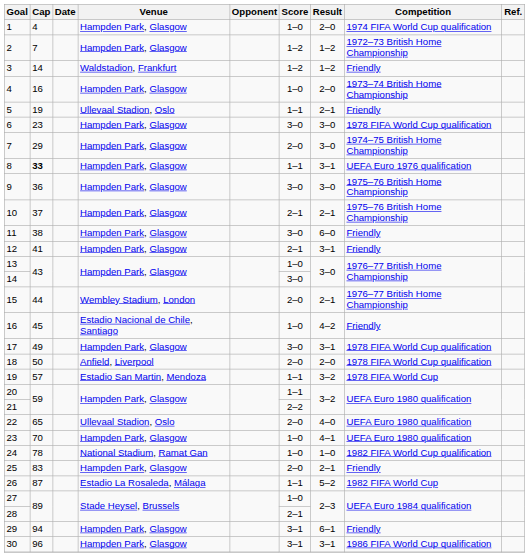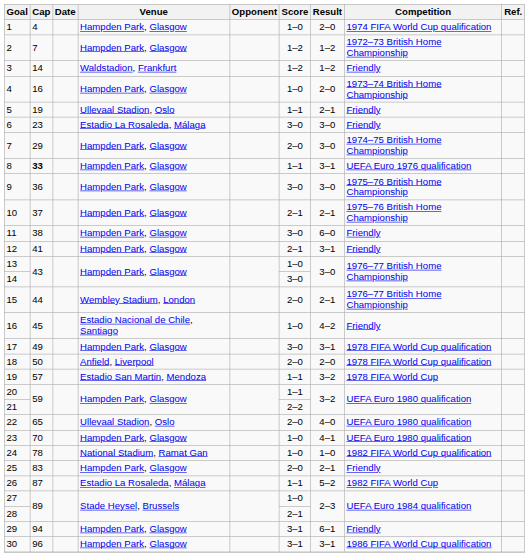(133, 125) Hampden Park, Glasgow -> (143, 125) Estadio La Rosaleda, Málaga
(419, 125) 1978 FIFA World Cup qualification -> (364, 125) Friendly
